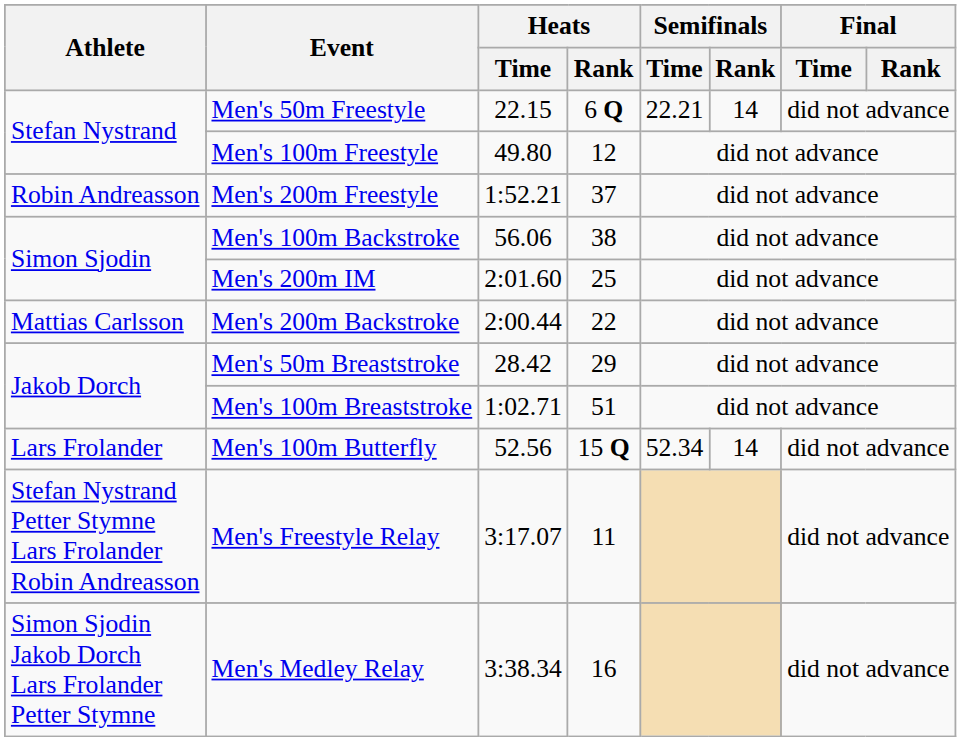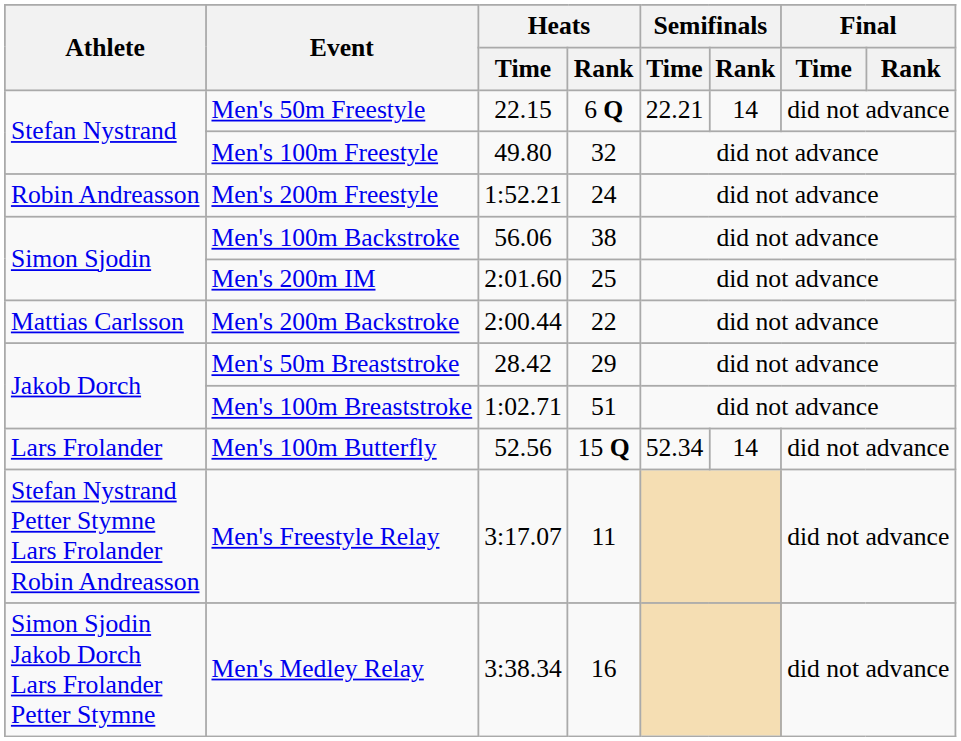(604, 152) 12 -> (604, 152) 32
(604, 195) 37 -> (604, 195) 24
